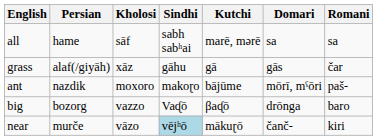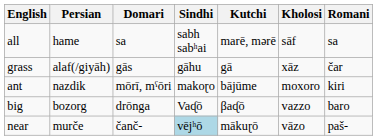columns swapped: (136, 14) <-> (294, 14)
(338, 86) paš- -> (336, 86) kiri
(336, 125) kiri -> (338, 125) paš-
